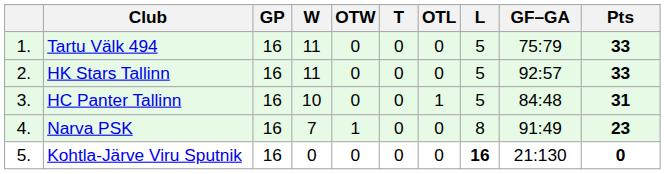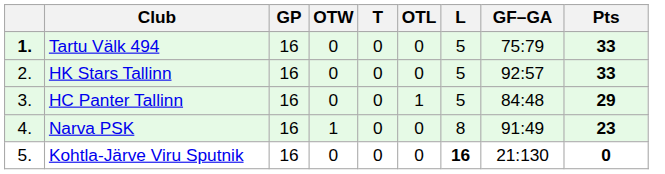- column: (312, 18)
(24, 45) normal -> (25, 45) bold
(621, 100) 31 -> (606, 100) 29
